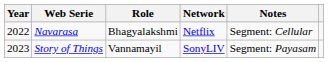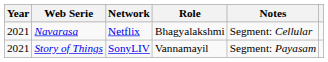columns swapped: (143, 13) <-> (204, 13)
(18, 31) 2022 -> (18, 31) 2021
(18, 48) 2023 -> (18, 48) 2021
